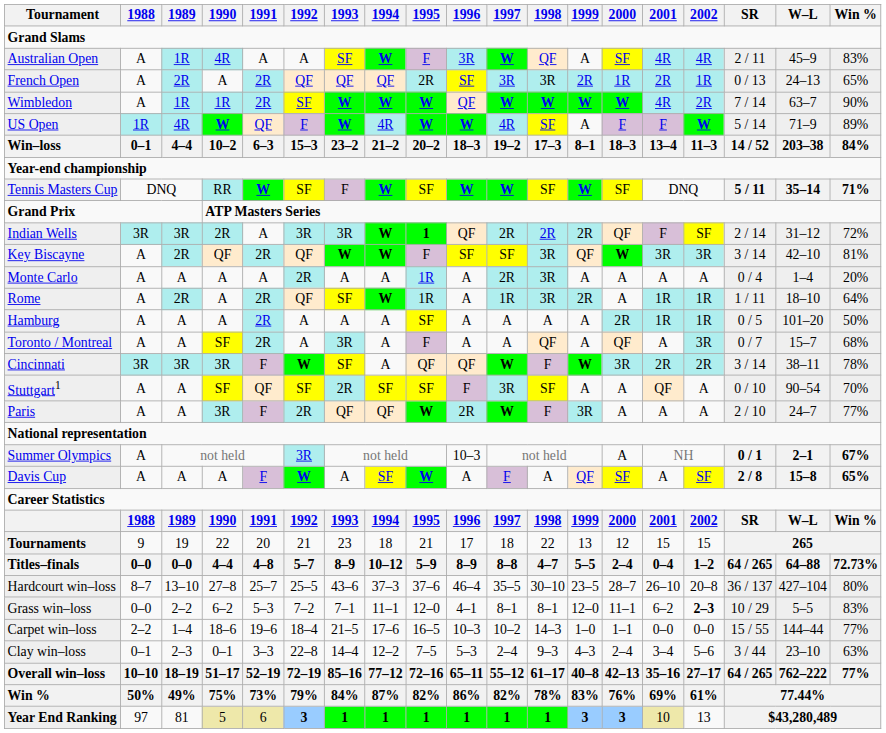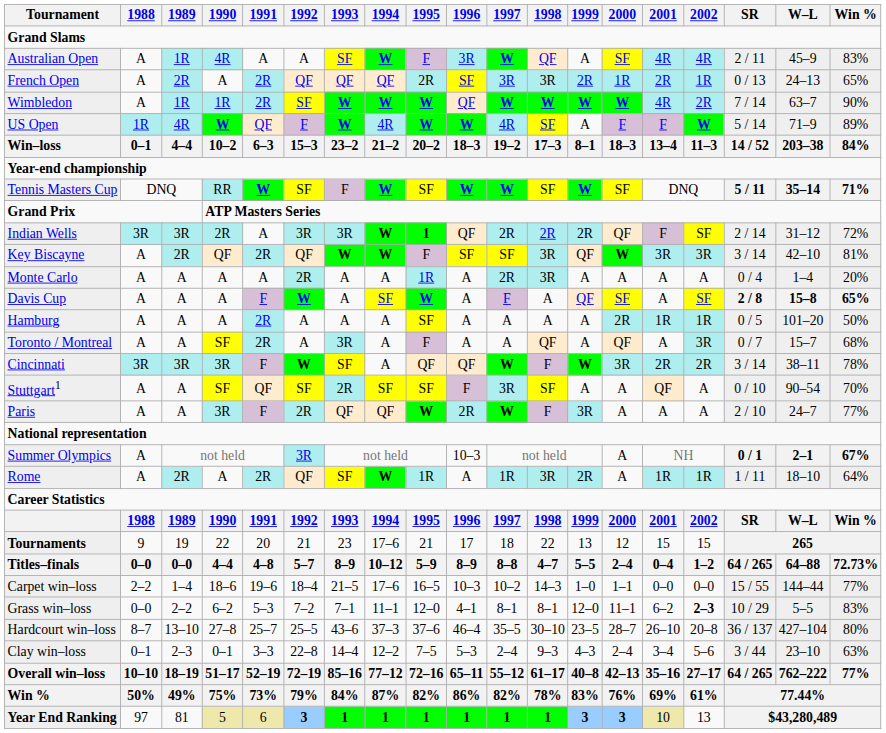rows swapped: (24, 299) <-> (37, 477)
(385, 542) 18 -> (385, 542) 17–6
rows swapped: (62, 586) <-> (52, 630)
